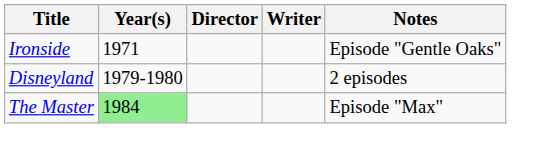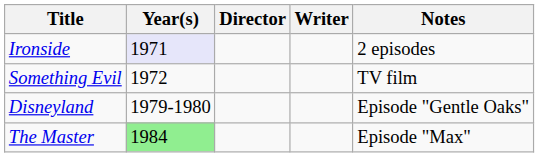(121, 48) no background -> (149, 48) lavender background
(415, 48) Episode "Gentle Oaks" -> (396, 48) 2 episodes
+ row: (65, 78)
(368, 78) 2 episodes -> (443, 107) Episode "Gentle Oaks"
